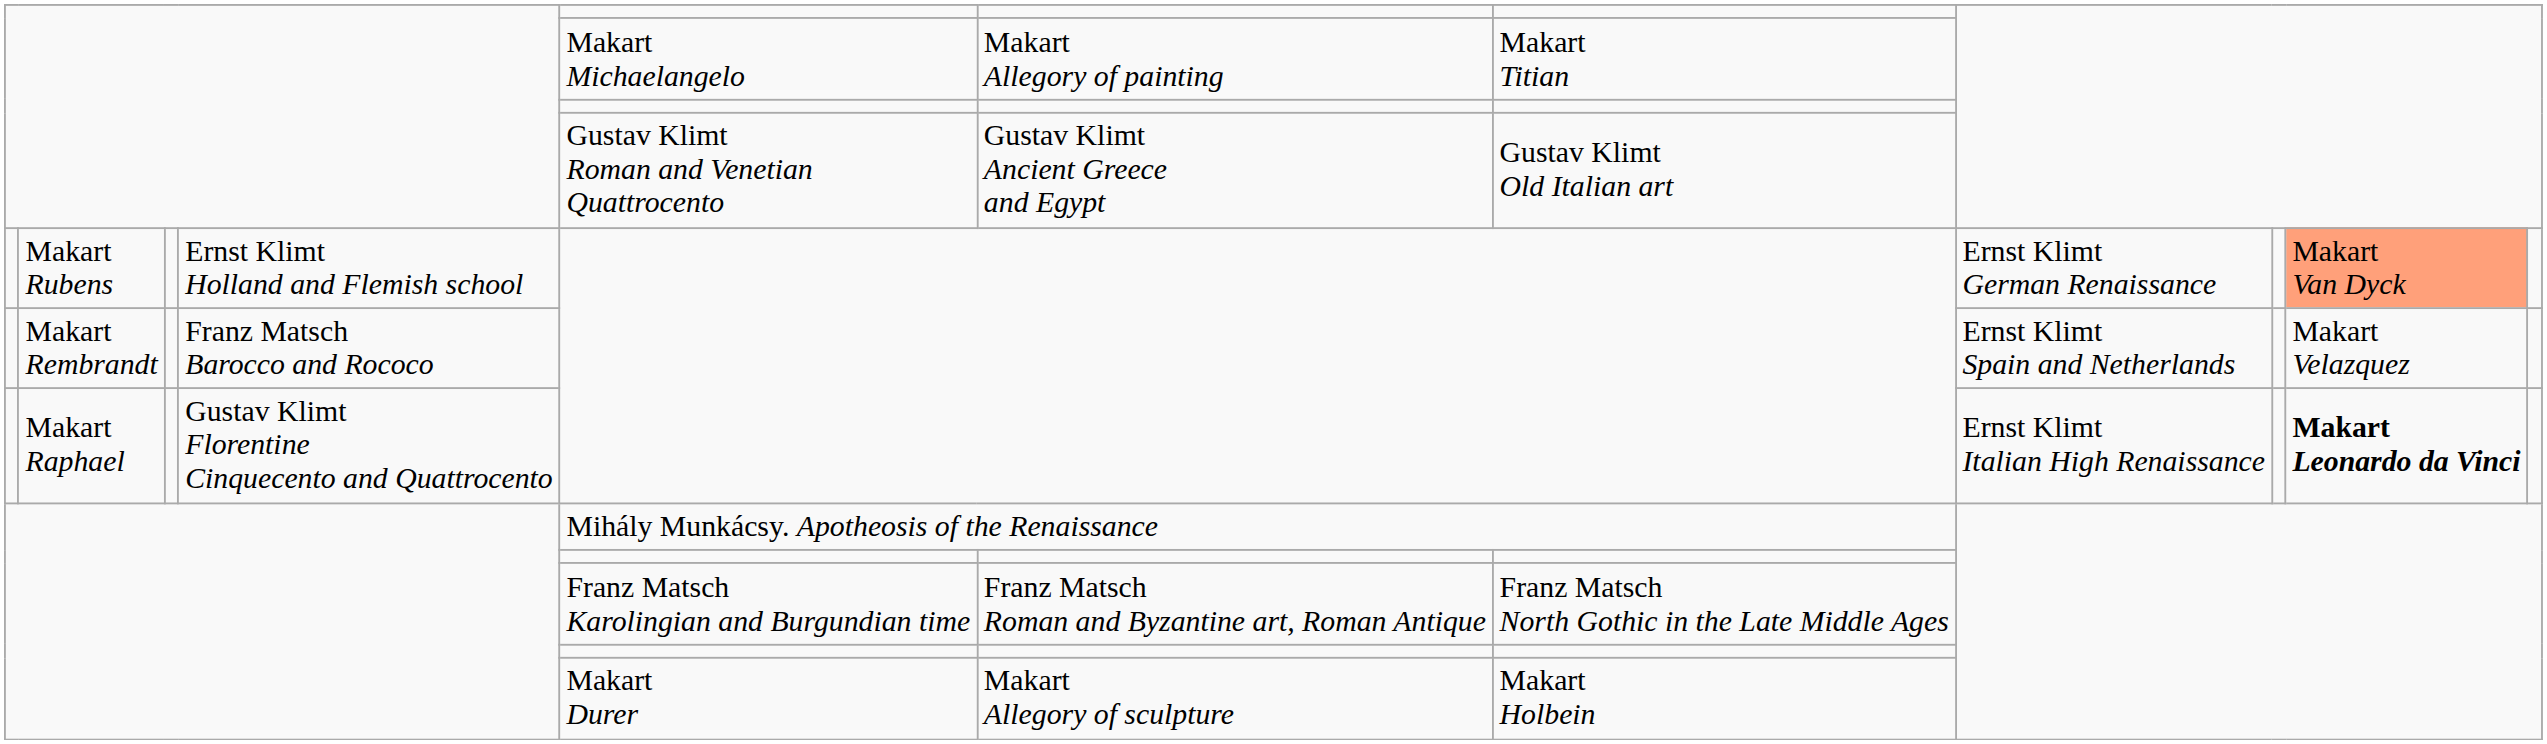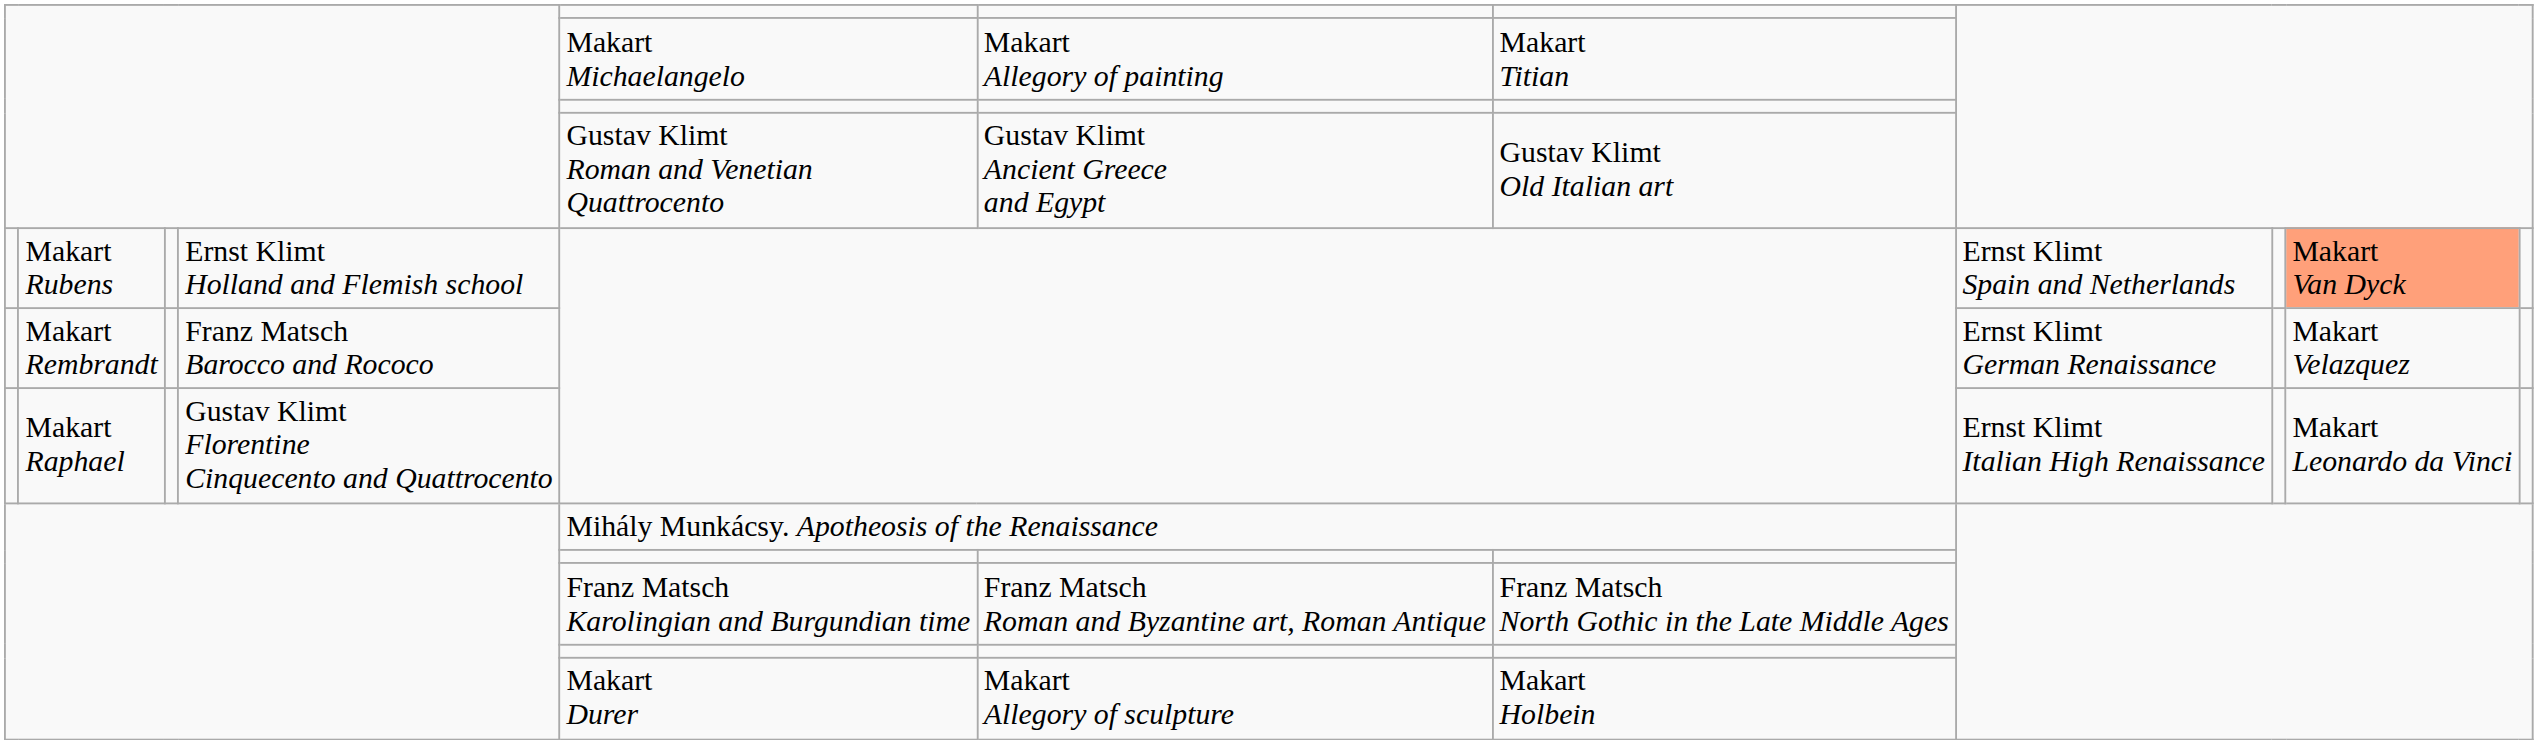(2089, 267) Ernst Klimt German Renaissance -> (2099, 267) Ernst Klimt Spain and Netherlands
(2099, 347) Ernst Klimt Spain and Netherlands -> (2089, 347) Ernst Klimt German Renaissance
(2407, 445) bold -> (2402, 445) normal
